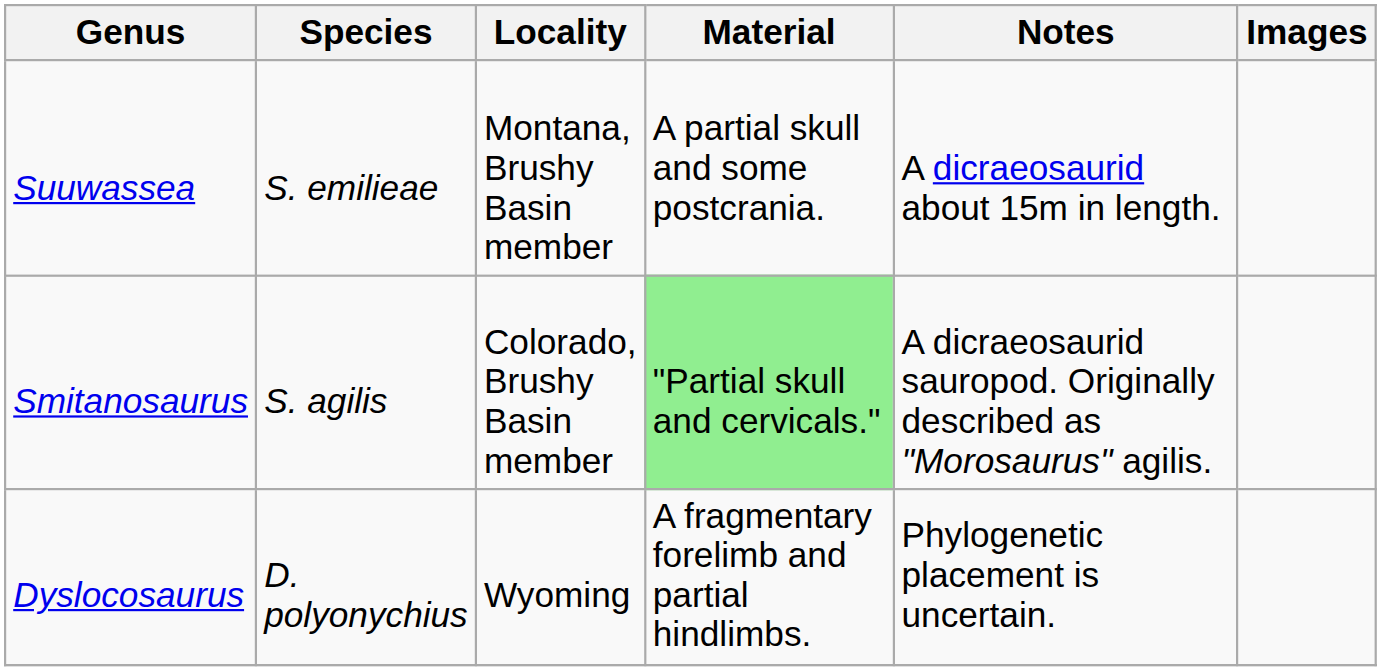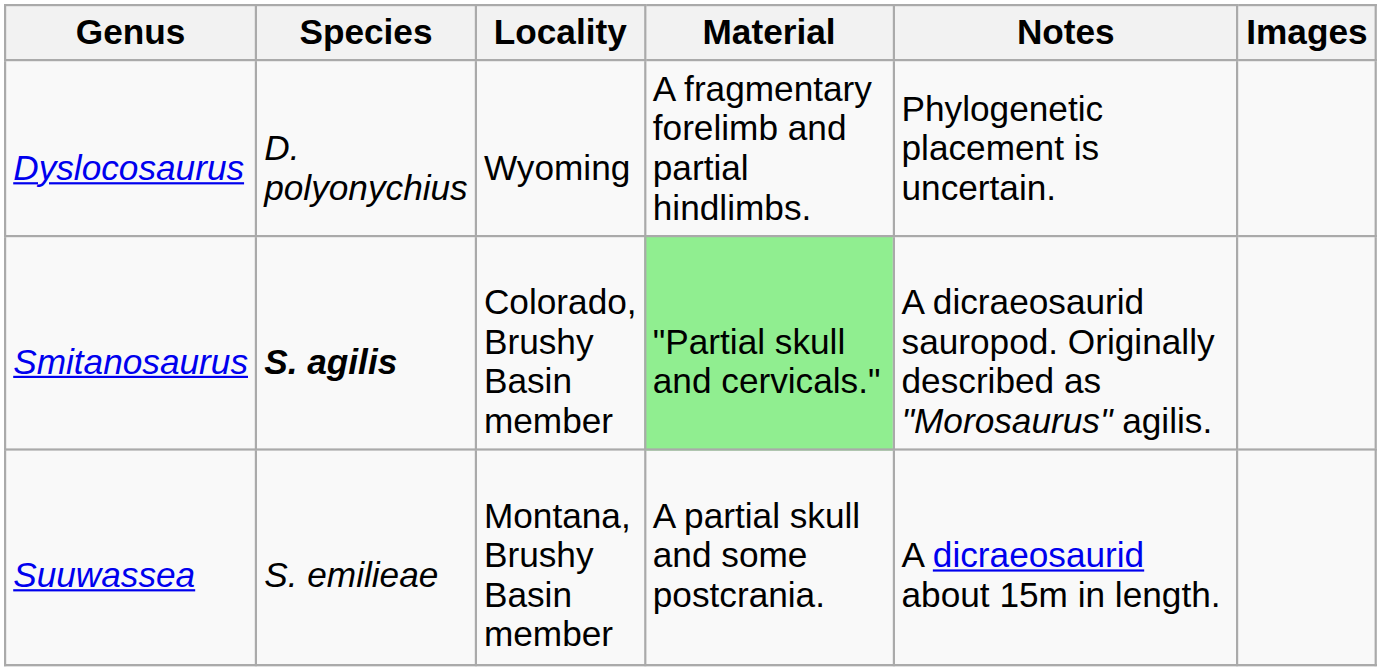rows swapped: (129, 595) <-> (104, 187)
(326, 401) normal -> (331, 361) bold
